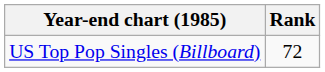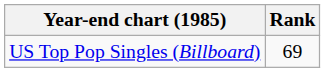(292, 51) 72 -> (292, 51) 69
